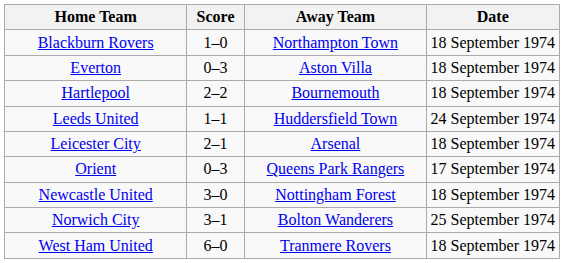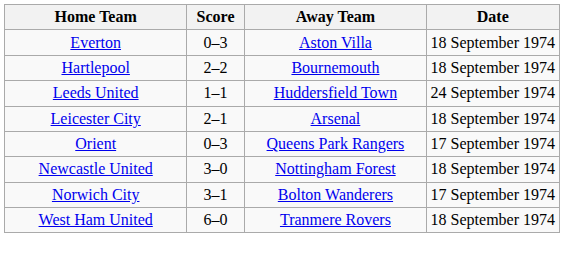- row: (96, 42)
(493, 220) 25 September 1974 -> (493, 194) 17 September 1974
